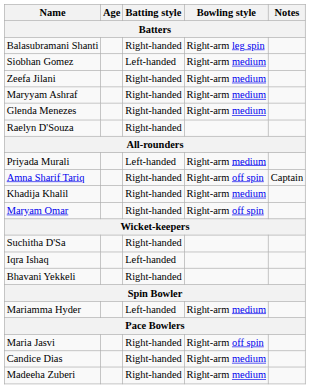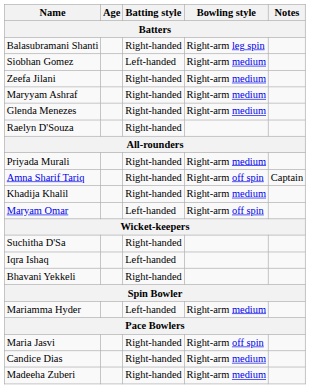(151, 161) Left-handed -> (153, 161) Right-handed
(153, 210) Right-handed -> (151, 210) Left-handed
